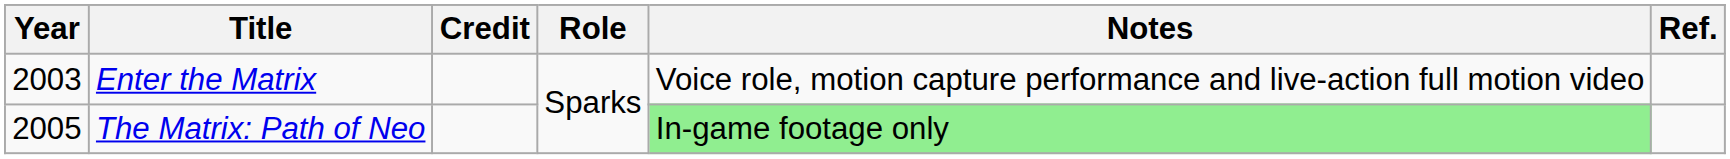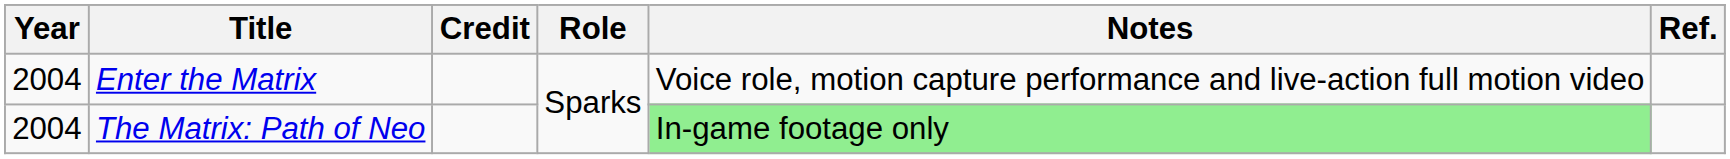(47, 78) 2003 -> (47, 78) 2004
(47, 128) 2005 -> (47, 128) 2004
